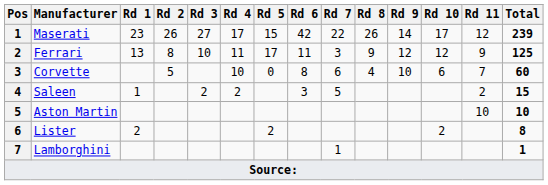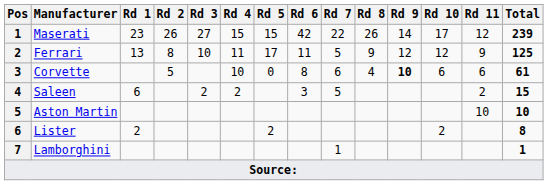(237, 33) 17 -> (237, 33) 15
(338, 53) 3 -> (338, 53) 5
(405, 72) normal -> (405, 72) bold
(482, 72) 7 -> (482, 72) 6
(523, 72) 60 -> (523, 72) 61
(137, 92) 1 -> (137, 92) 6
